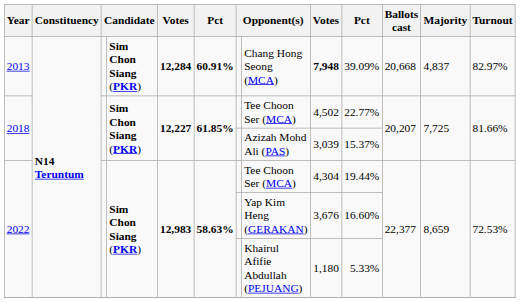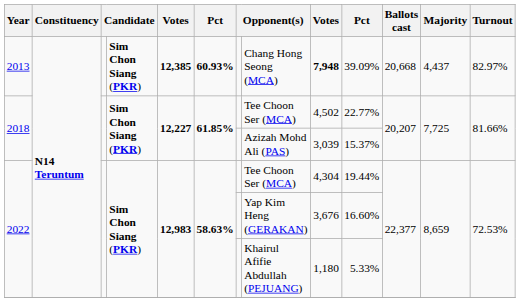(176, 66) 12,284 -> (176, 66) 12,385
(215, 66) 60.91% -> (215, 66) 60.93%
(436, 66) 4,837 -> (436, 66) 4,437
